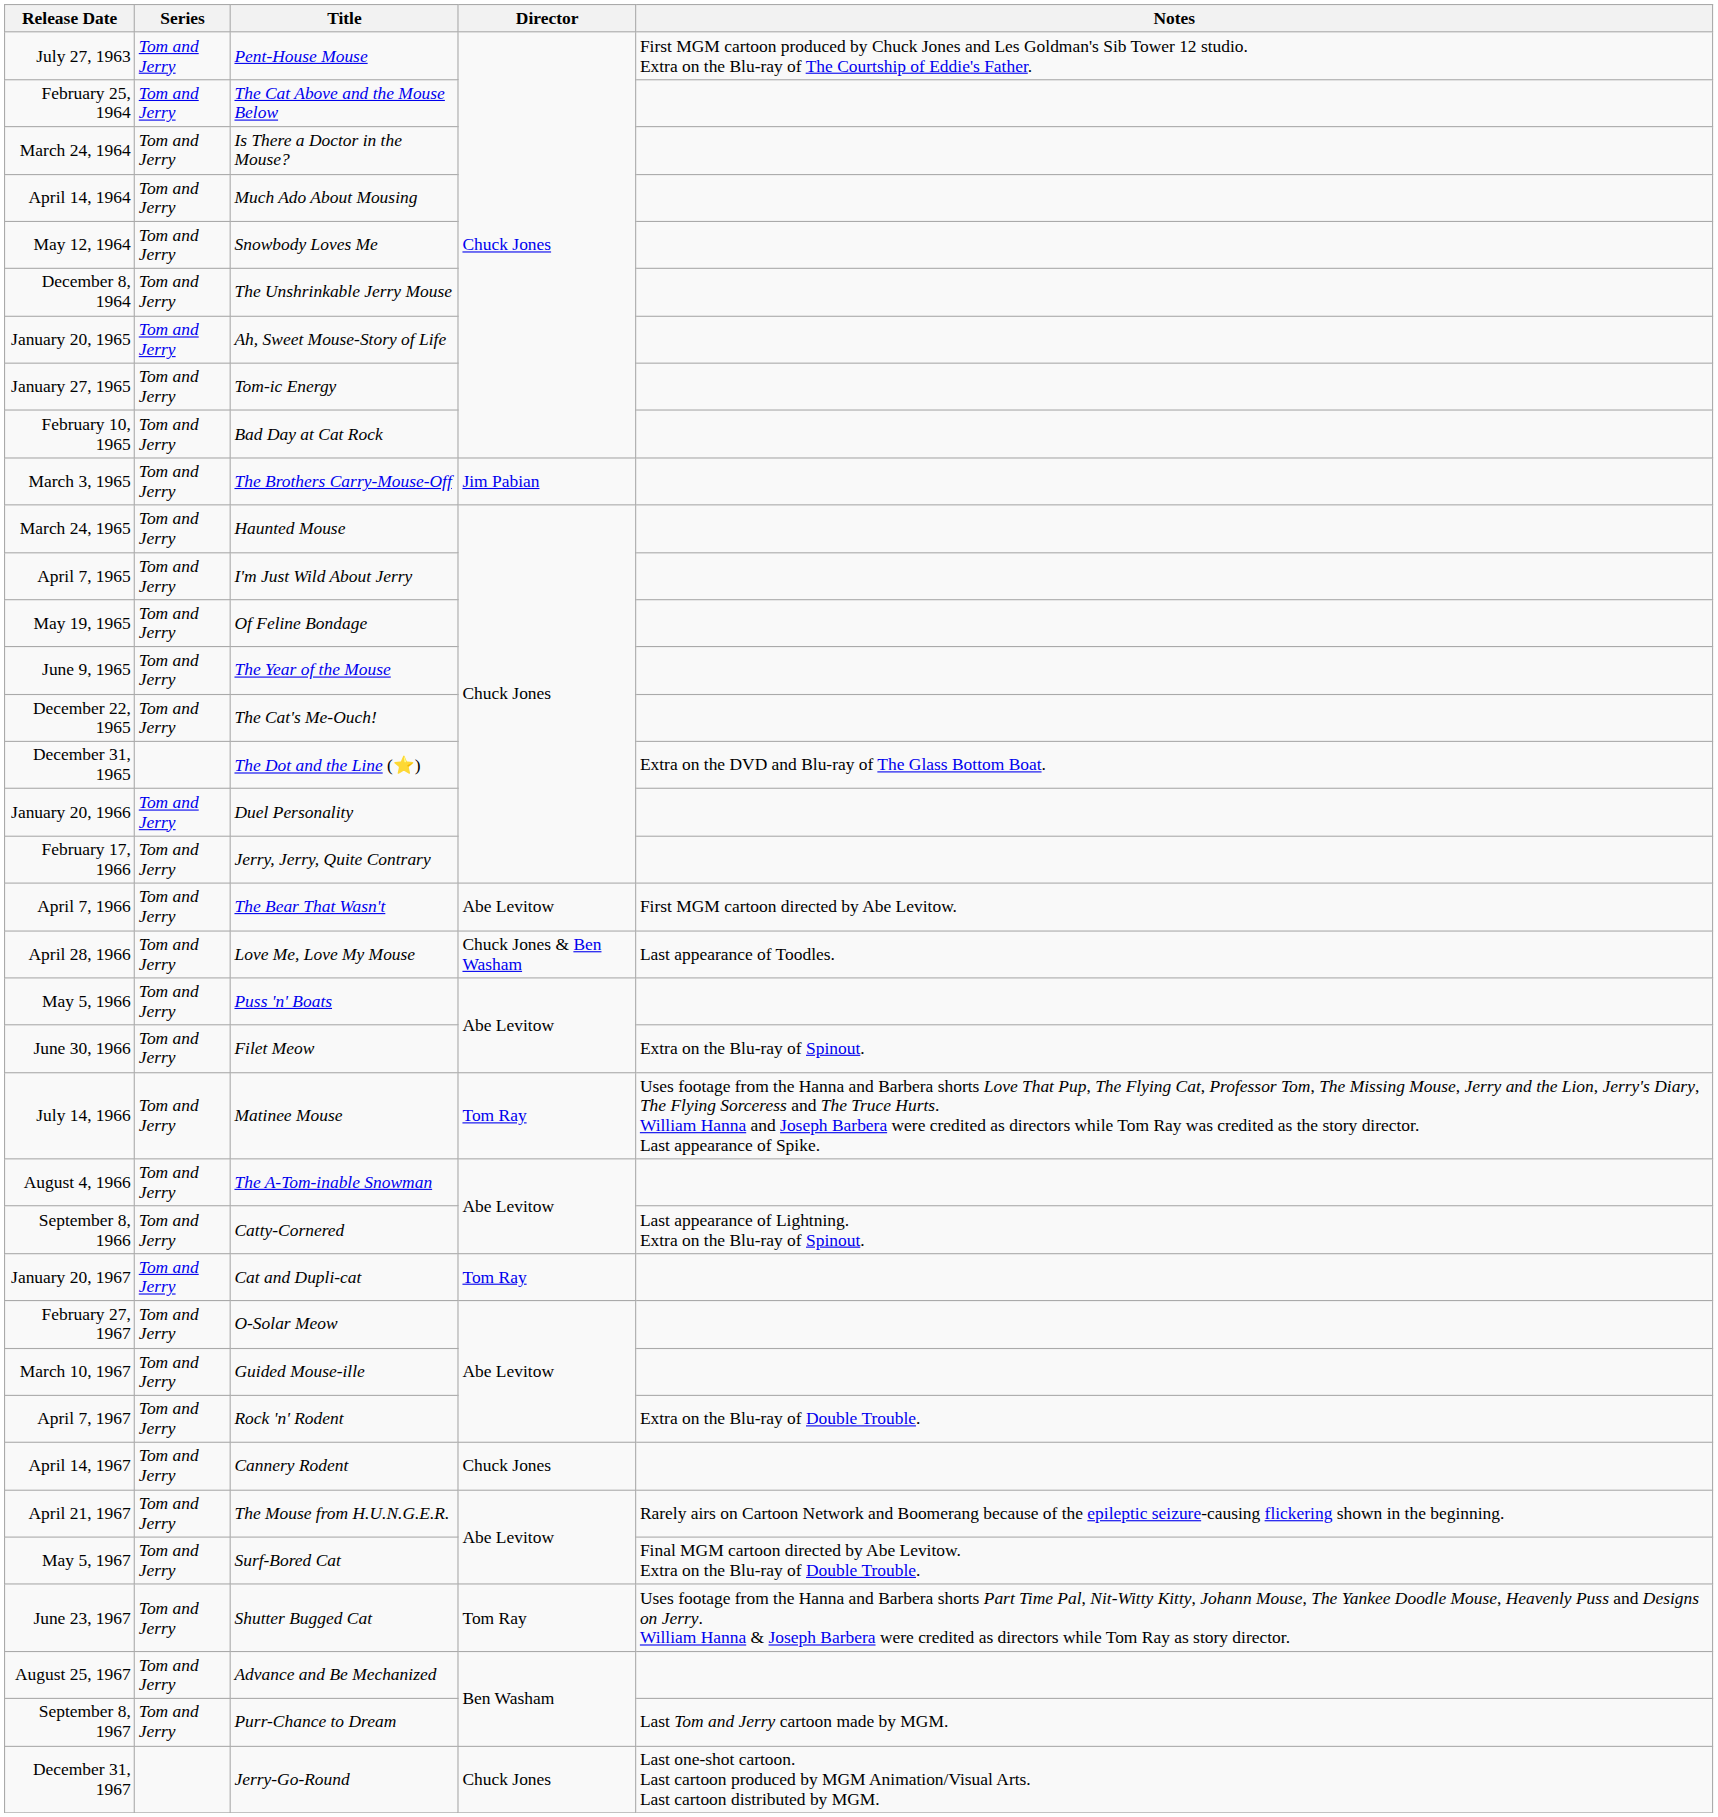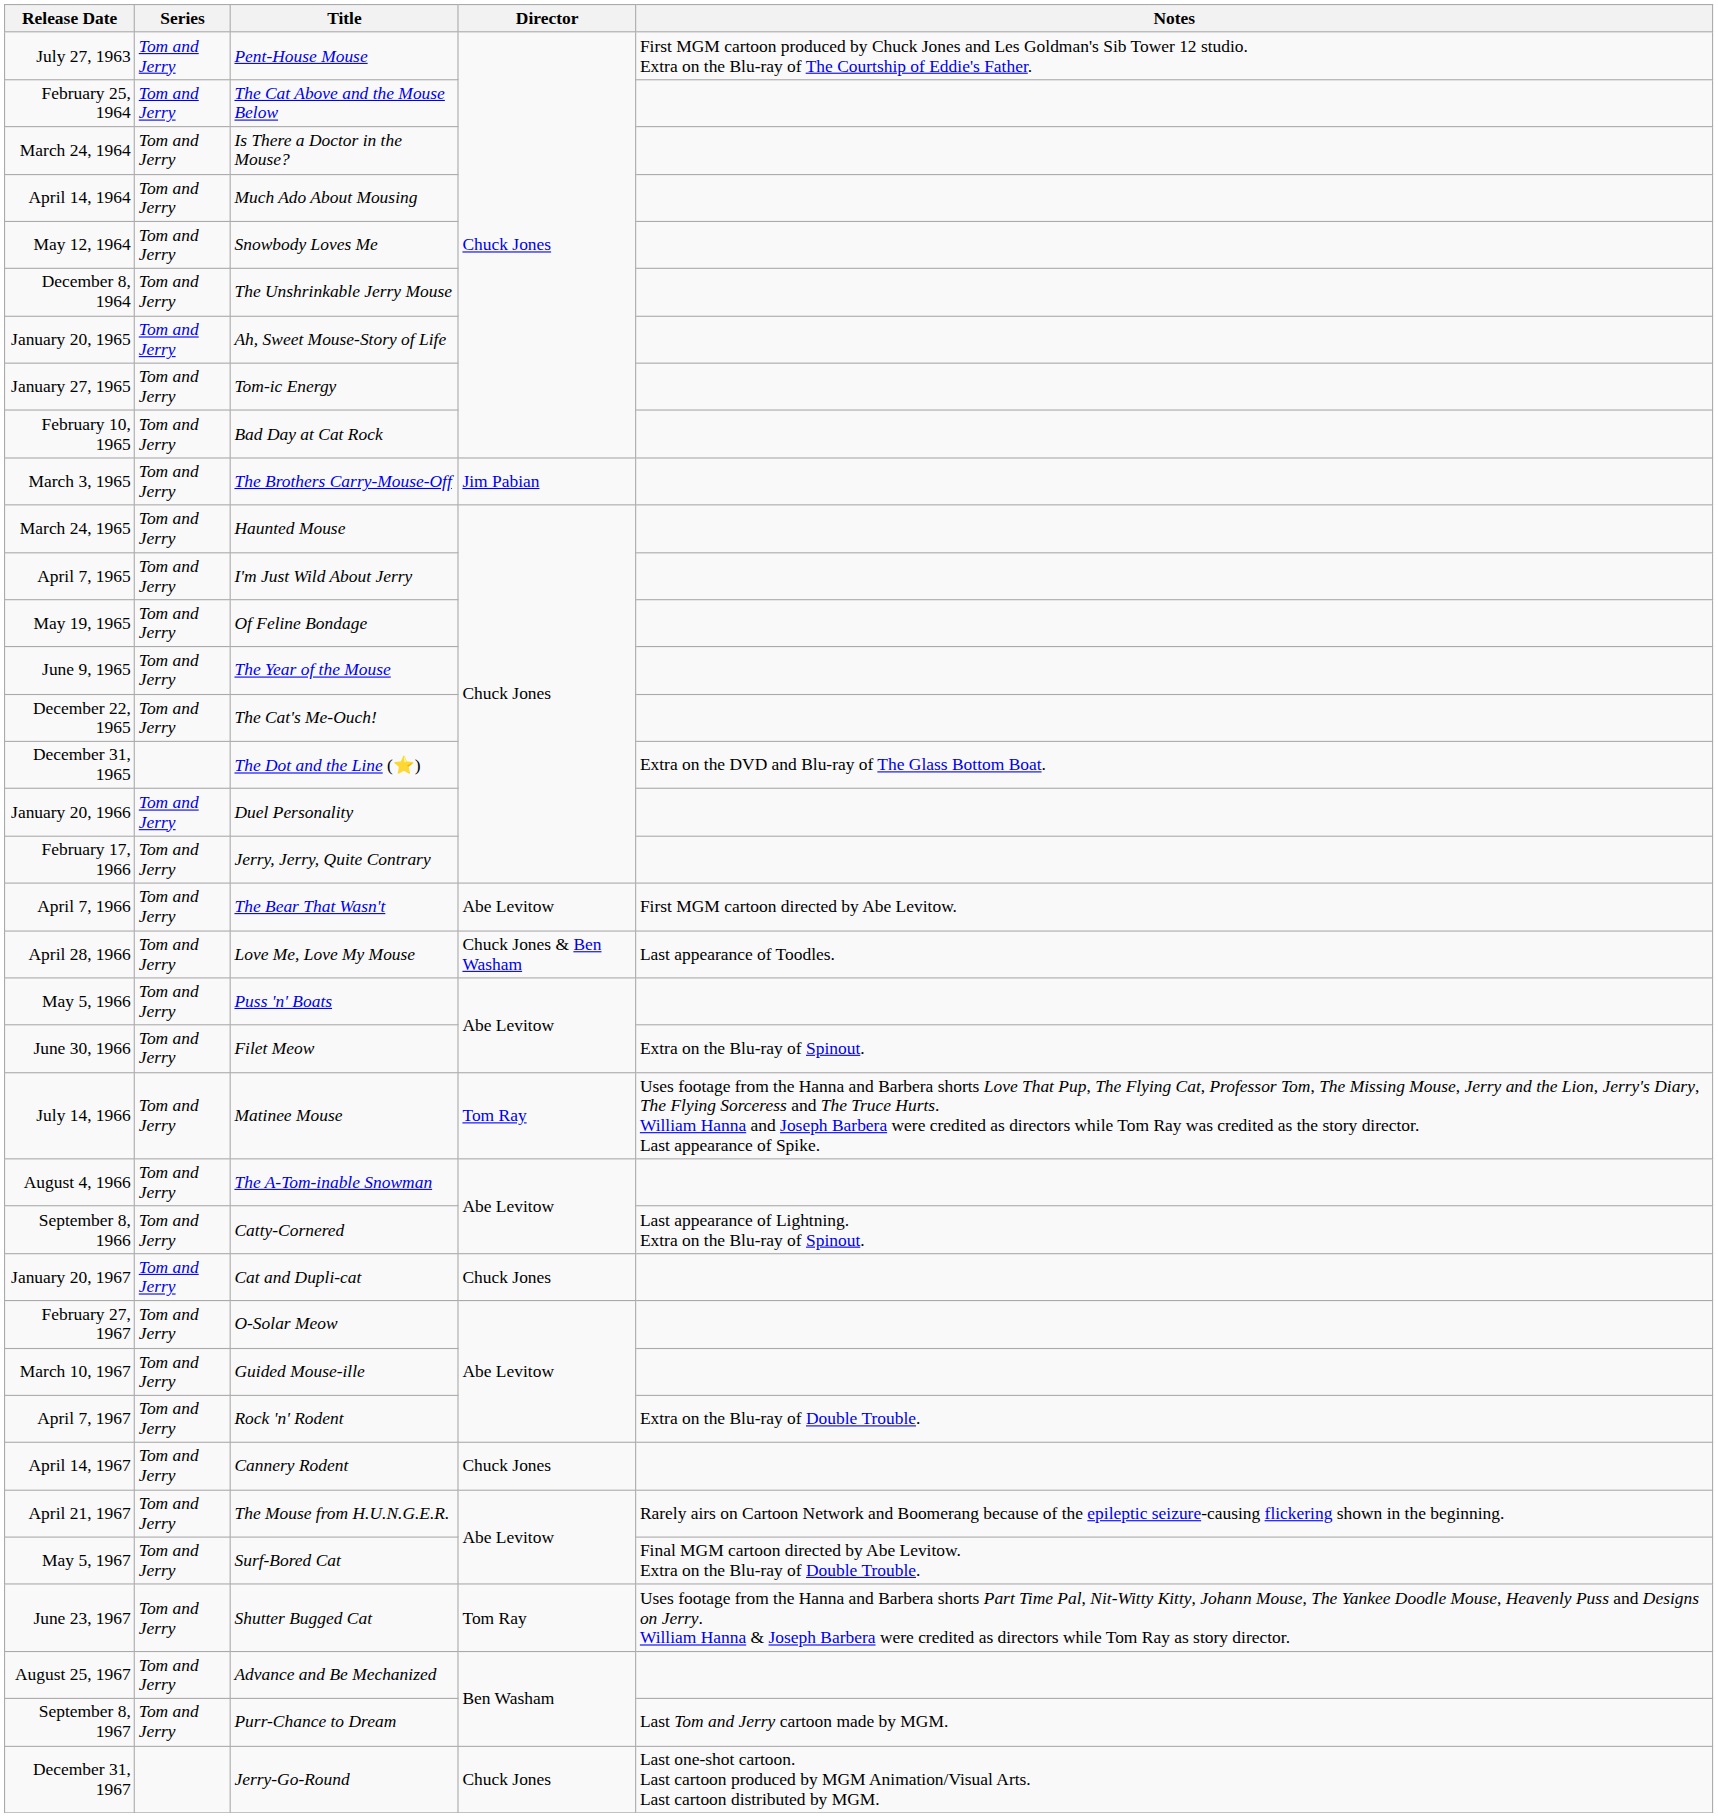(495, 1277) Tom Ray -> (507, 1277) Chuck Jones
